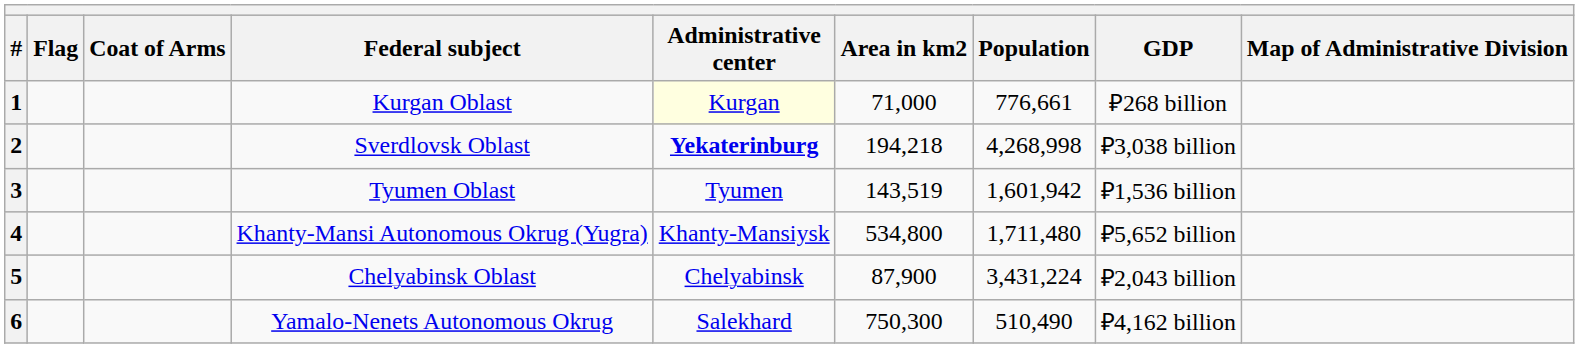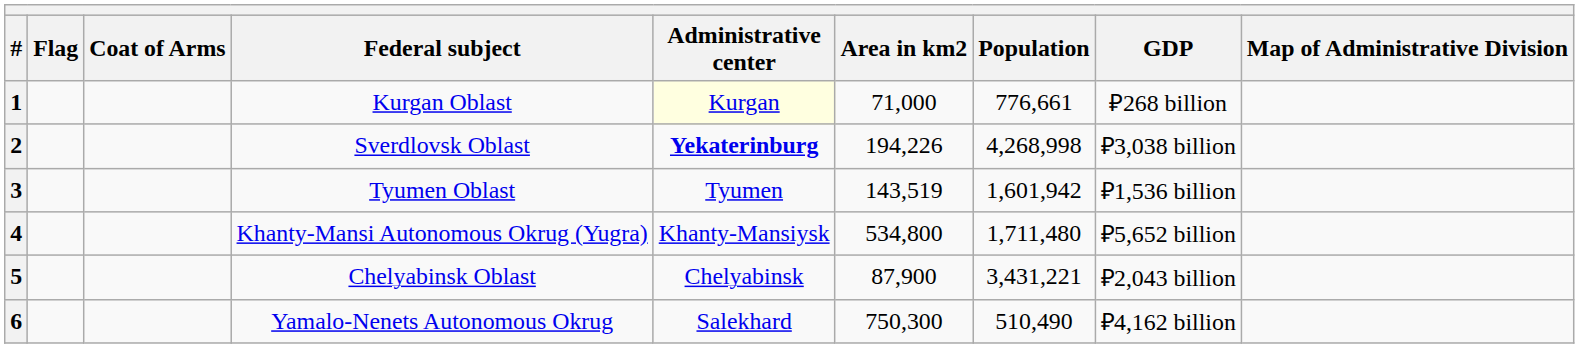(904, 145) 194,218 -> (904, 145) 194,226
(1034, 277) 3,431,224 -> (1034, 277) 3,431,221
